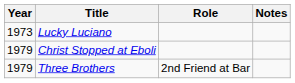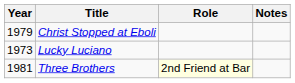rows swapped: (75, 31) <-> (97, 50)
(20, 68) 1979 -> (20, 68) 1981
(206, 68) no background -> (206, 68) lightyellow background
